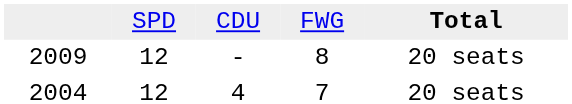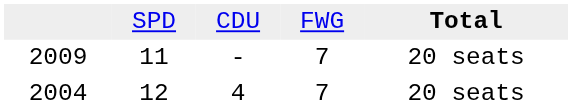(154, 58) 12 -> (154, 58) 11
(322, 58) 8 -> (322, 58) 7
